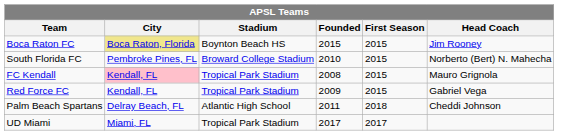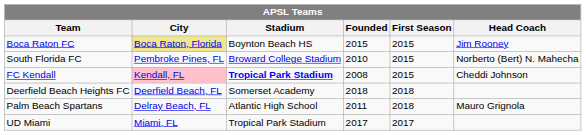(250, 75) normal -> (281, 75) bold
(463, 75) Mauro Grignola -> (492, 75) Cheddi Johnson
- row: (38, 91)
+ row: (68, 91)
(465, 106) Cheddi Johnson -> (490, 106) Mauro Grignola
